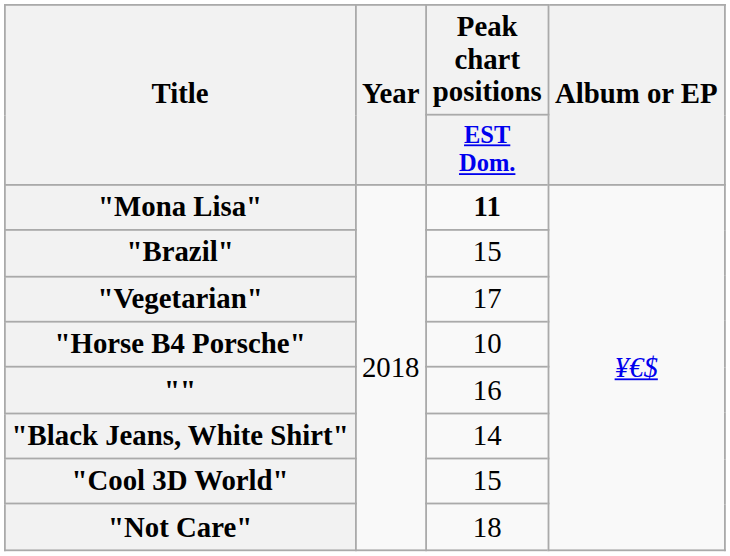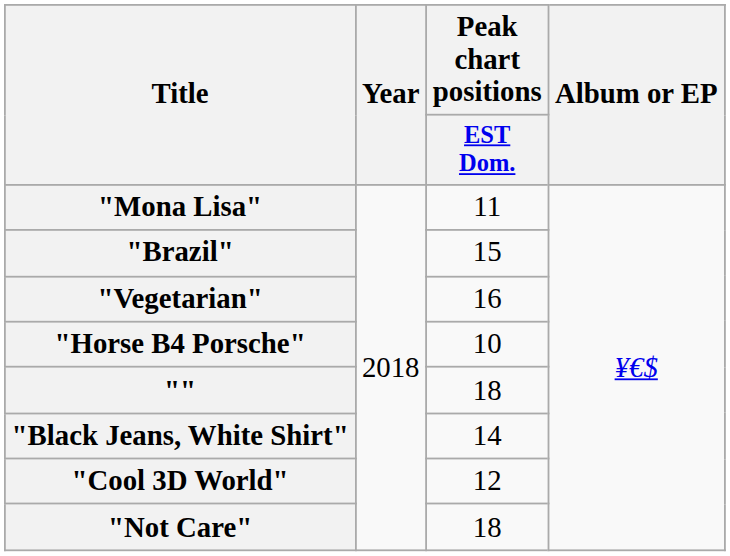(487, 206) bold -> (487, 206) normal
(487, 298) 17 -> (487, 298) 16
(487, 389) 16 -> (487, 389) 18
(487, 481) 15 -> (487, 481) 12
